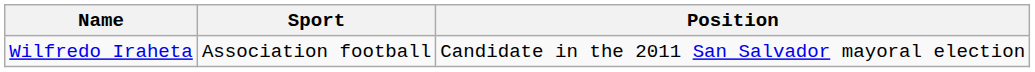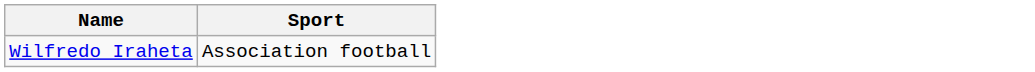- column: (733, 20)
